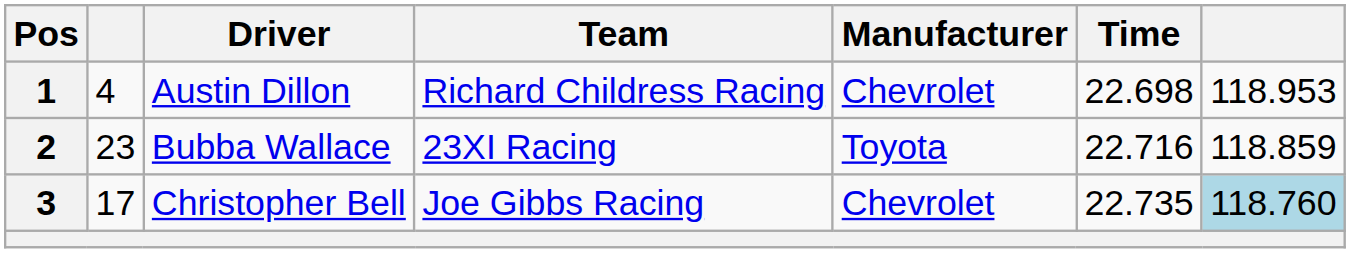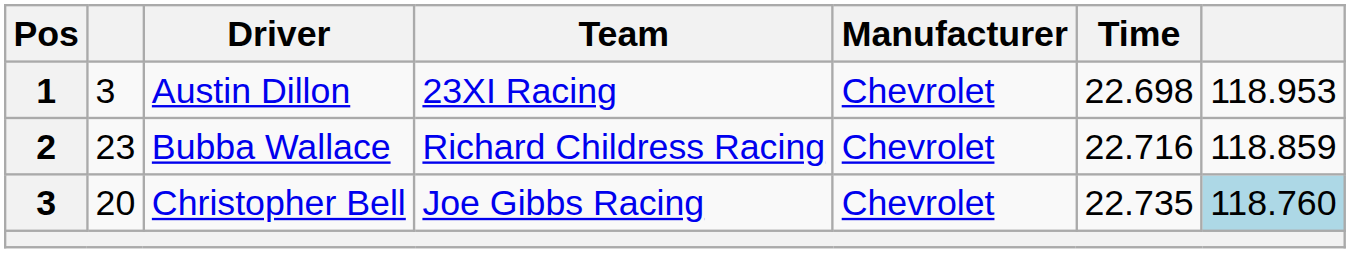(105, 90) 4 -> (105, 90) 3
(624, 90) Richard Childress Racing -> (520, 90) 23XI Racing
(520, 147) 23XI Racing -> (624, 147) Richard Childress Racing
(894, 147) Toyota -> (918, 147) Chevrolet
(115, 203) 17 -> (115, 203) 20
